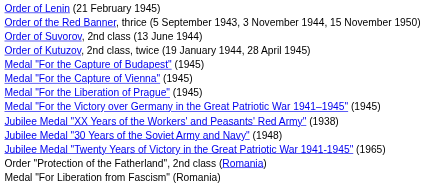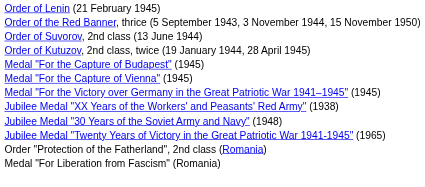- row: (103, 93)
